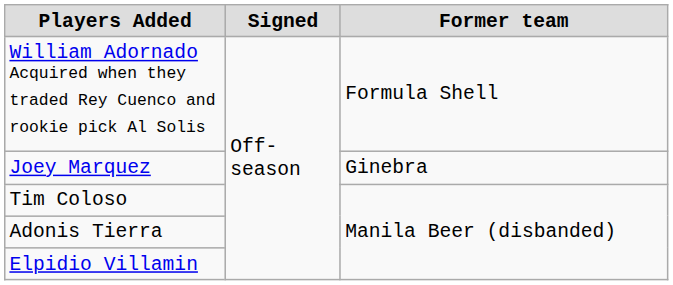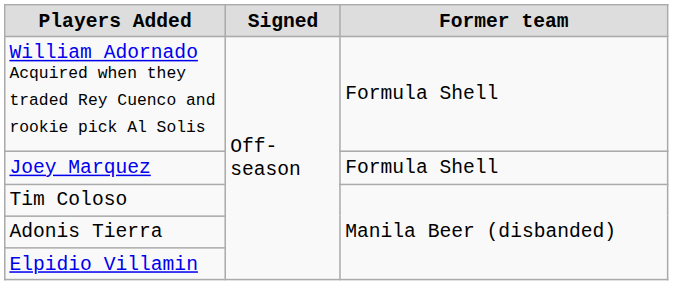(386, 168) Ginebra -> (422, 168) Formula Shell
